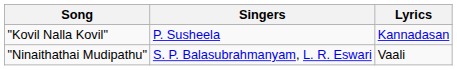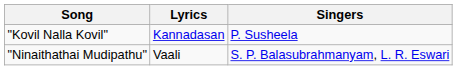columns swapped: (262, 15) <-> (414, 15)
